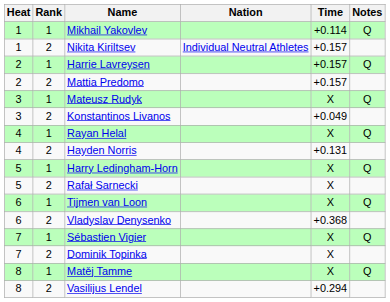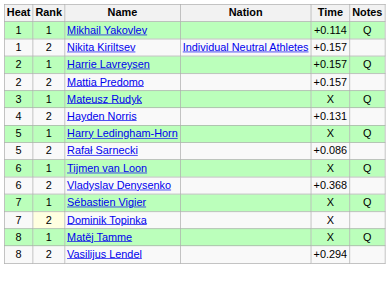- row: (119, 116)
- row: (97, 133)
(330, 185) X -> (330, 151) +0.086
(49, 254) no background -> (49, 220) lightyellow background
